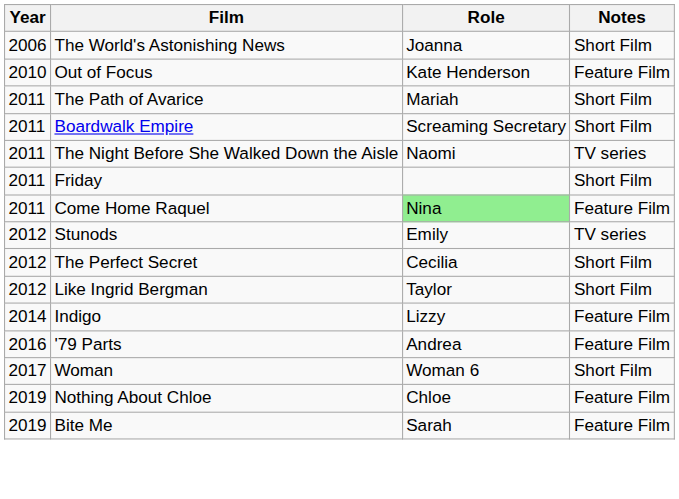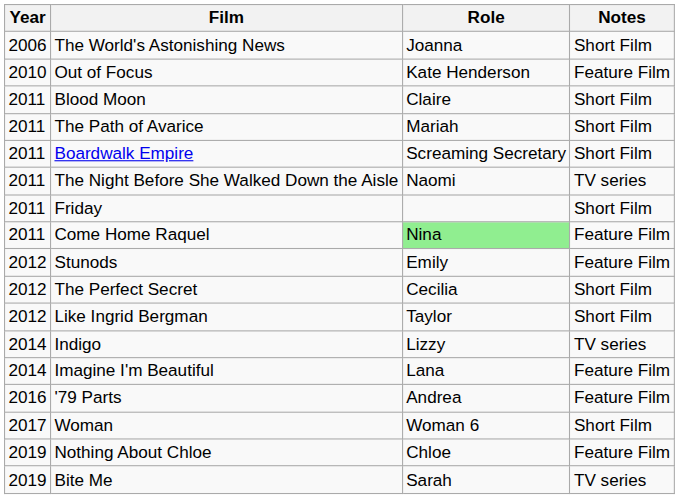+ row: (100, 99)
(610, 235) TV series -> (622, 262) Feature Film
(622, 316) Feature Film -> (610, 343) TV series
+ row: (134, 371)
(622, 425) Feature Film -> (610, 479) TV series
